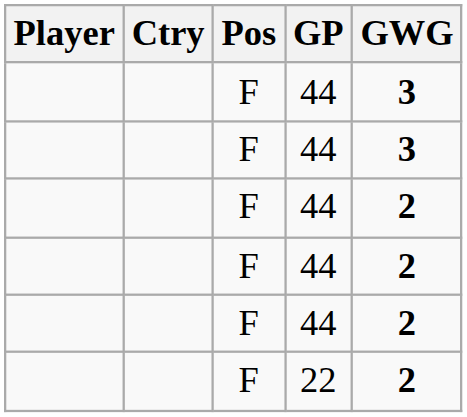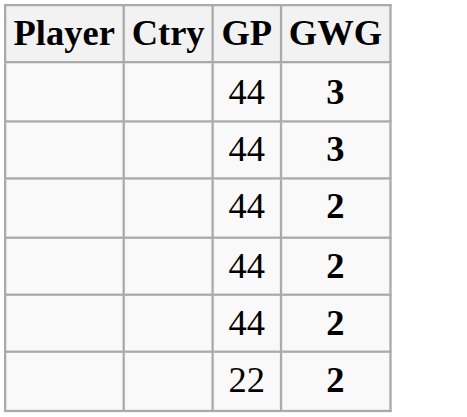- column: (249, 33)
